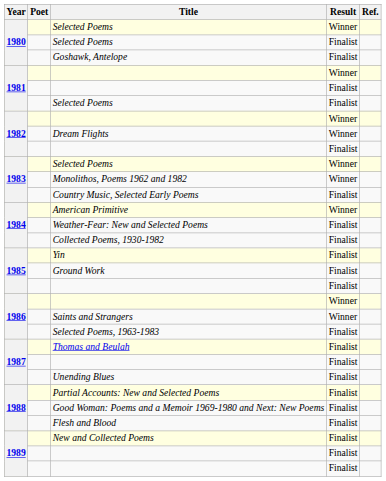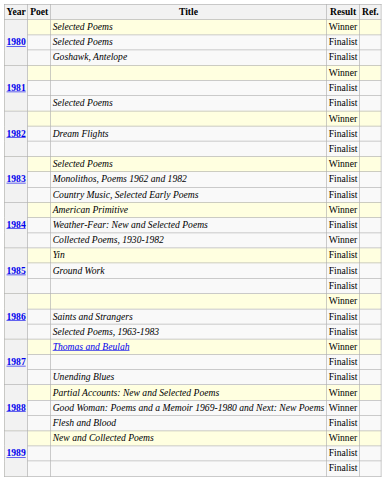(343, 133) Winner -> (343, 133) Finalist
(343, 179) Winner -> (343, 179) Finalist
(343, 240) Finalist -> (343, 240) Winner
(343, 316) Winner -> (343, 316) Finalist
(343, 347) Finalist -> (343, 347) Winner
(343, 392) Finalist -> (343, 392) Winner
(343, 407) Finalist -> (343, 407) Winner
(343, 438) Finalist -> (343, 438) Winner
